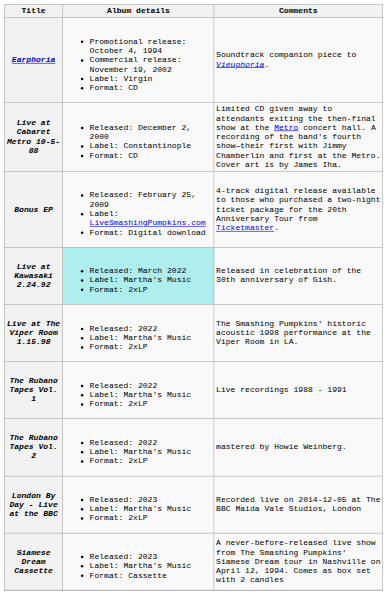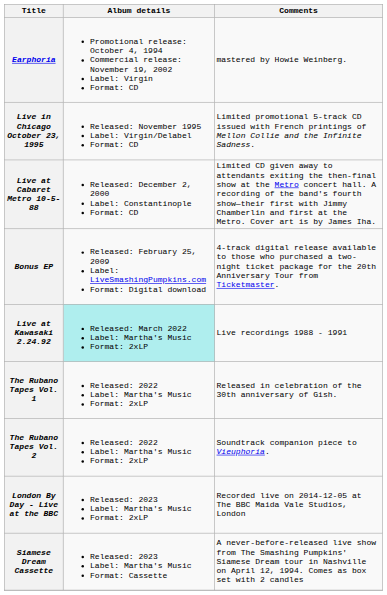(286, 60) Soundtrack companion piece to Vieuphoria. -> (282, 60) mastered by Howie Weinberg.
+ row: (34, 131)
(289, 276) Released in celebration of the 30th anniversary of Gish. -> (282, 333) Live recordings 1988 - 1991
- row: (34, 333)
(281, 390) Live recordings 1988 - 1991 -> (289, 390) Released in celebration of the 30th anniversary of Gish.
(281, 447) mastered by Howie Weinberg. -> (287, 447) Soundtrack companion piece to Vieuphoria.
